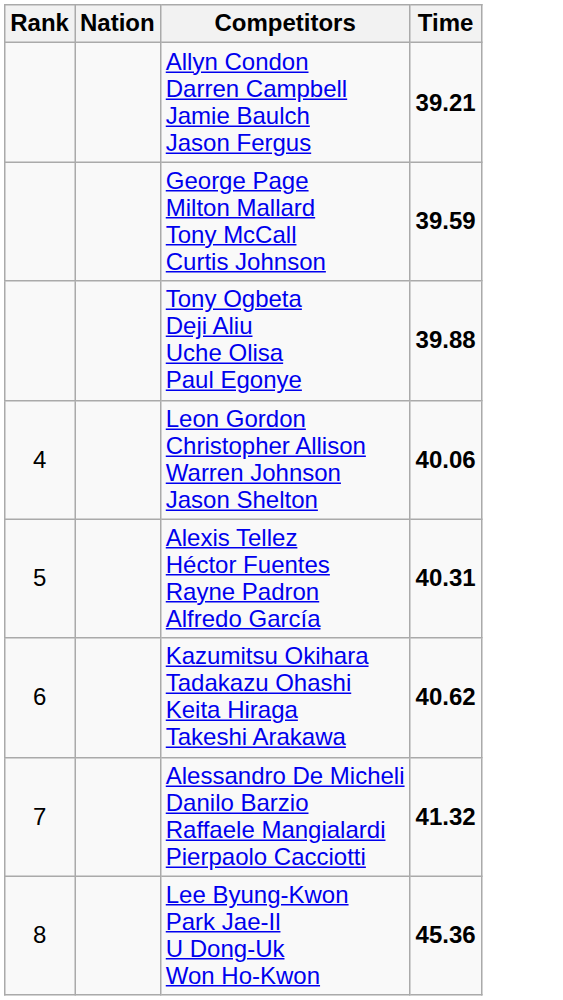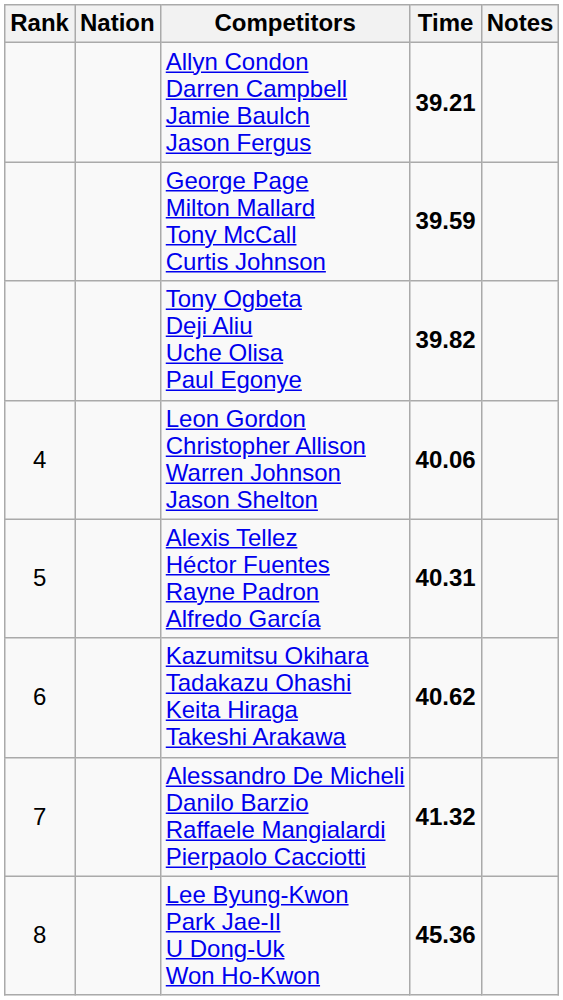+ column: (520, 23)
(446, 340) 39.88 -> (446, 340) 39.82
